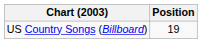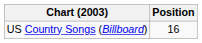(174, 30) 19 -> (174, 30) 16
